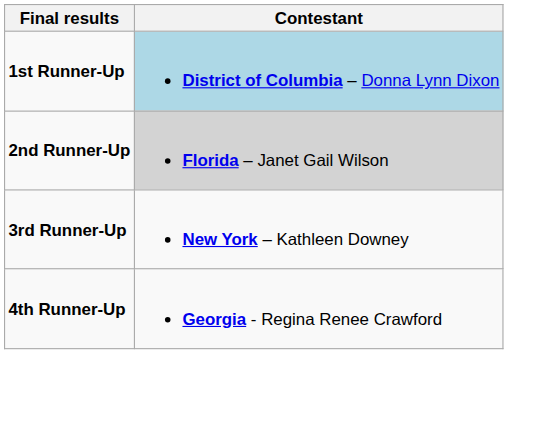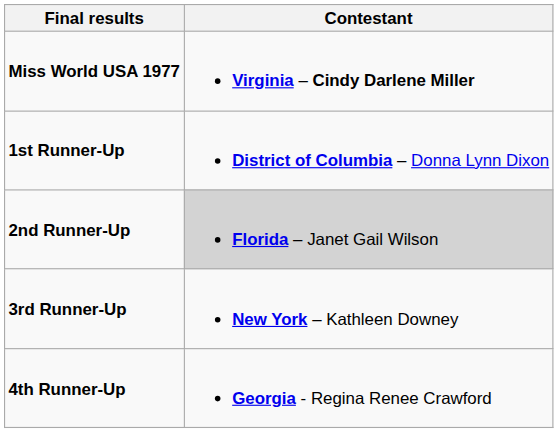+ row: (94, 71)
(319, 81) lightblue background -> (368, 160) no background
